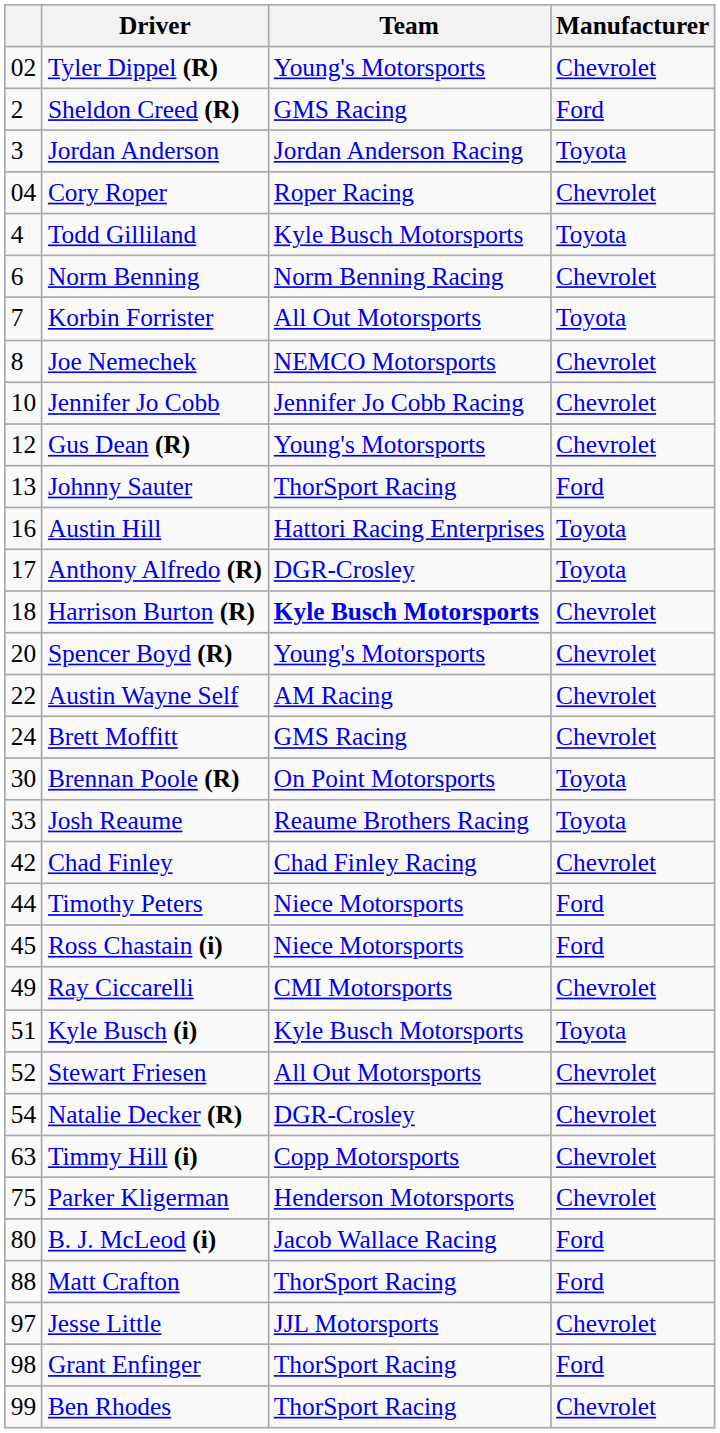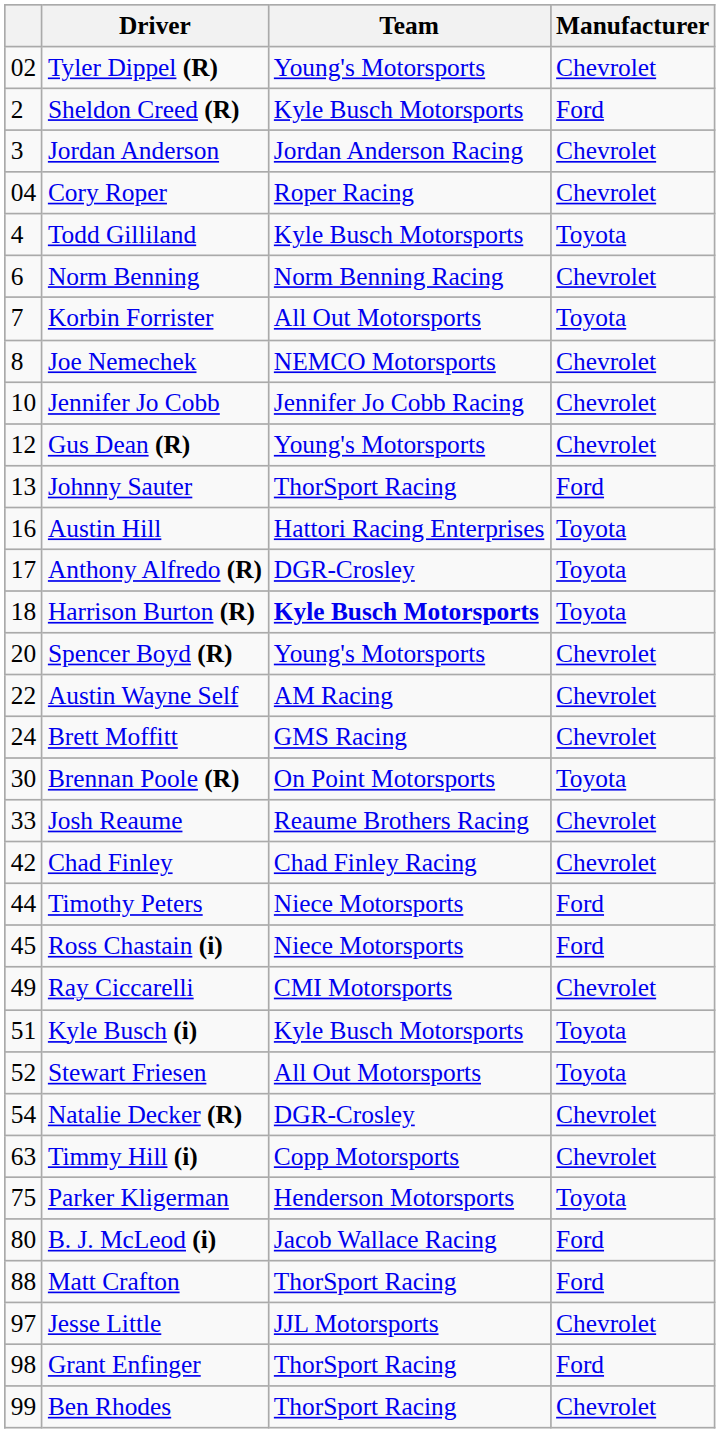(340, 109) GMS Racing -> (399, 109) Kyle Busch Motorsports
(591, 151) Toyota -> (606, 151) Chevrolet
(606, 611) Chevrolet -> (591, 611) Toyota
(591, 820) Toyota -> (606, 820) Chevrolet
(606, 1071) Chevrolet -> (591, 1071) Toyota
(606, 1197) Chevrolet -> (591, 1197) Toyota
